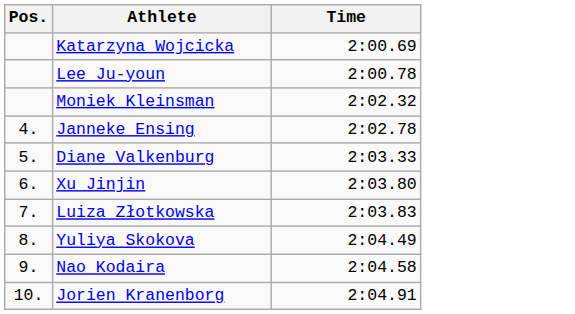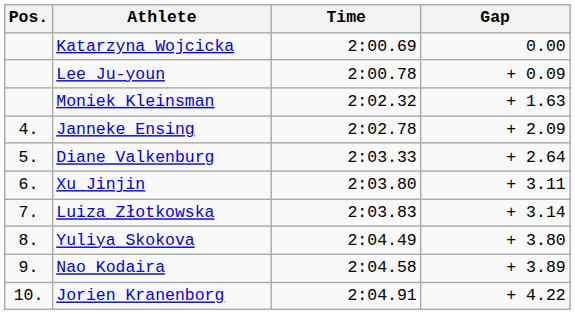+ column: (495, 18)
